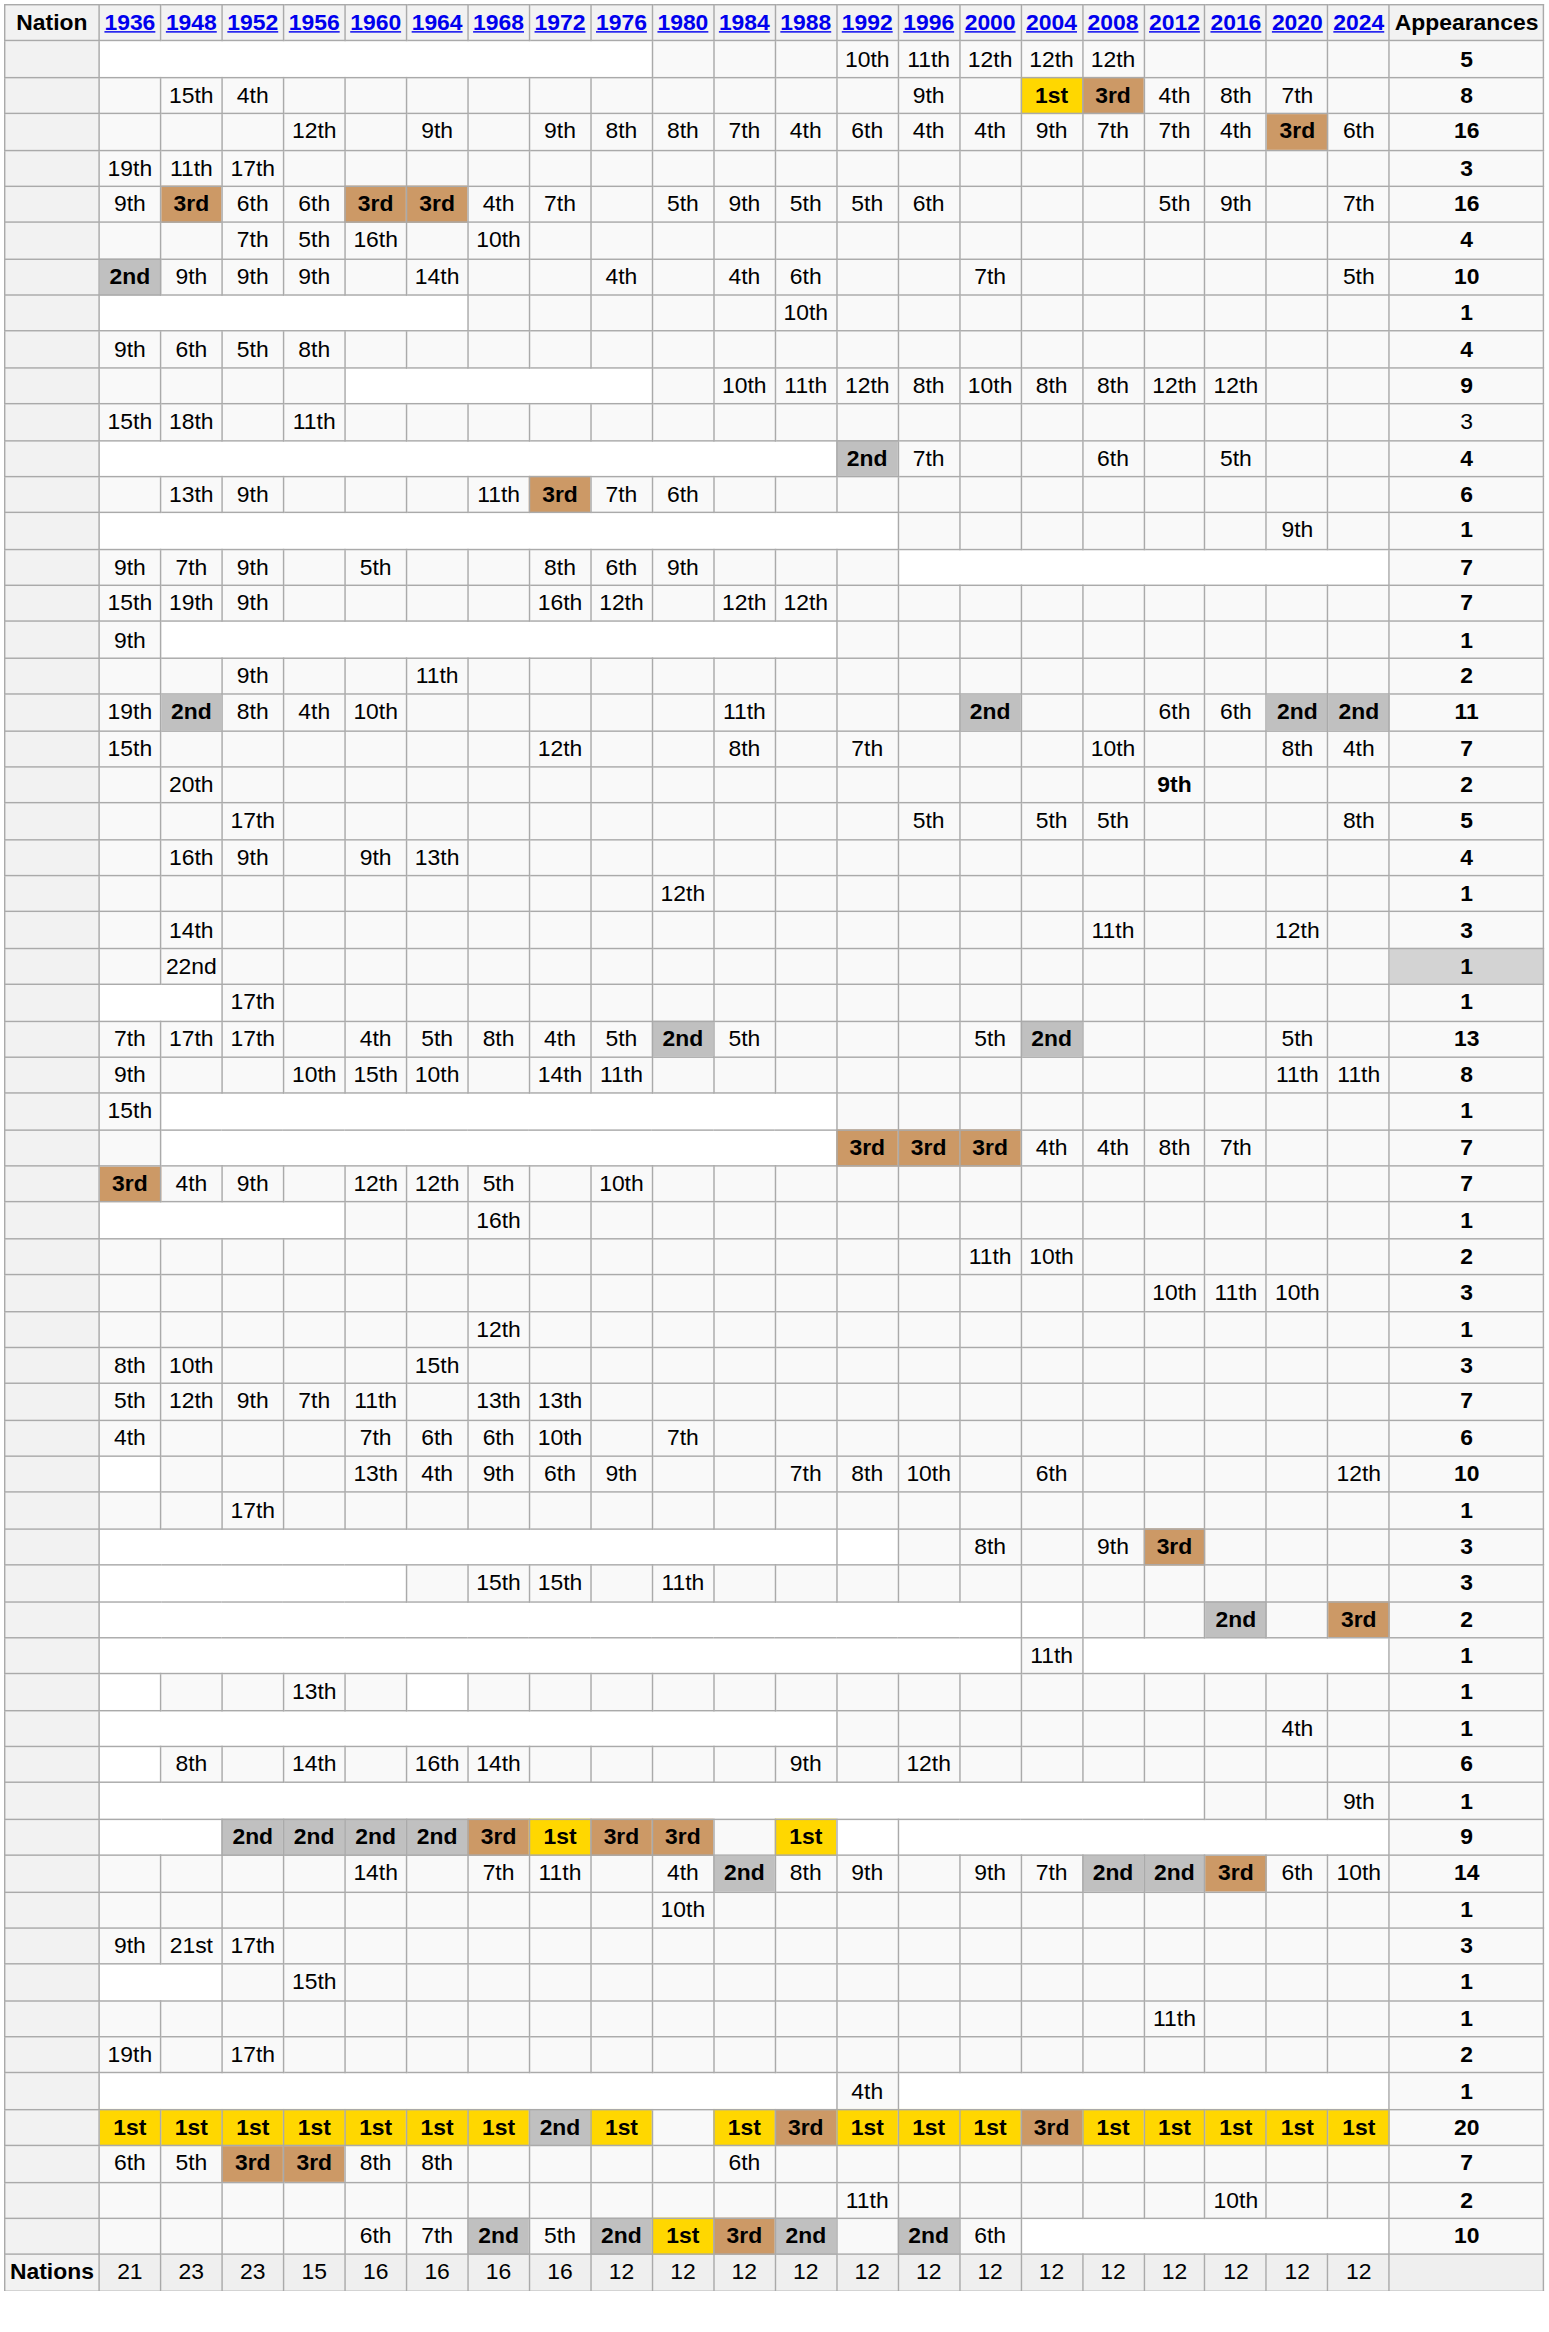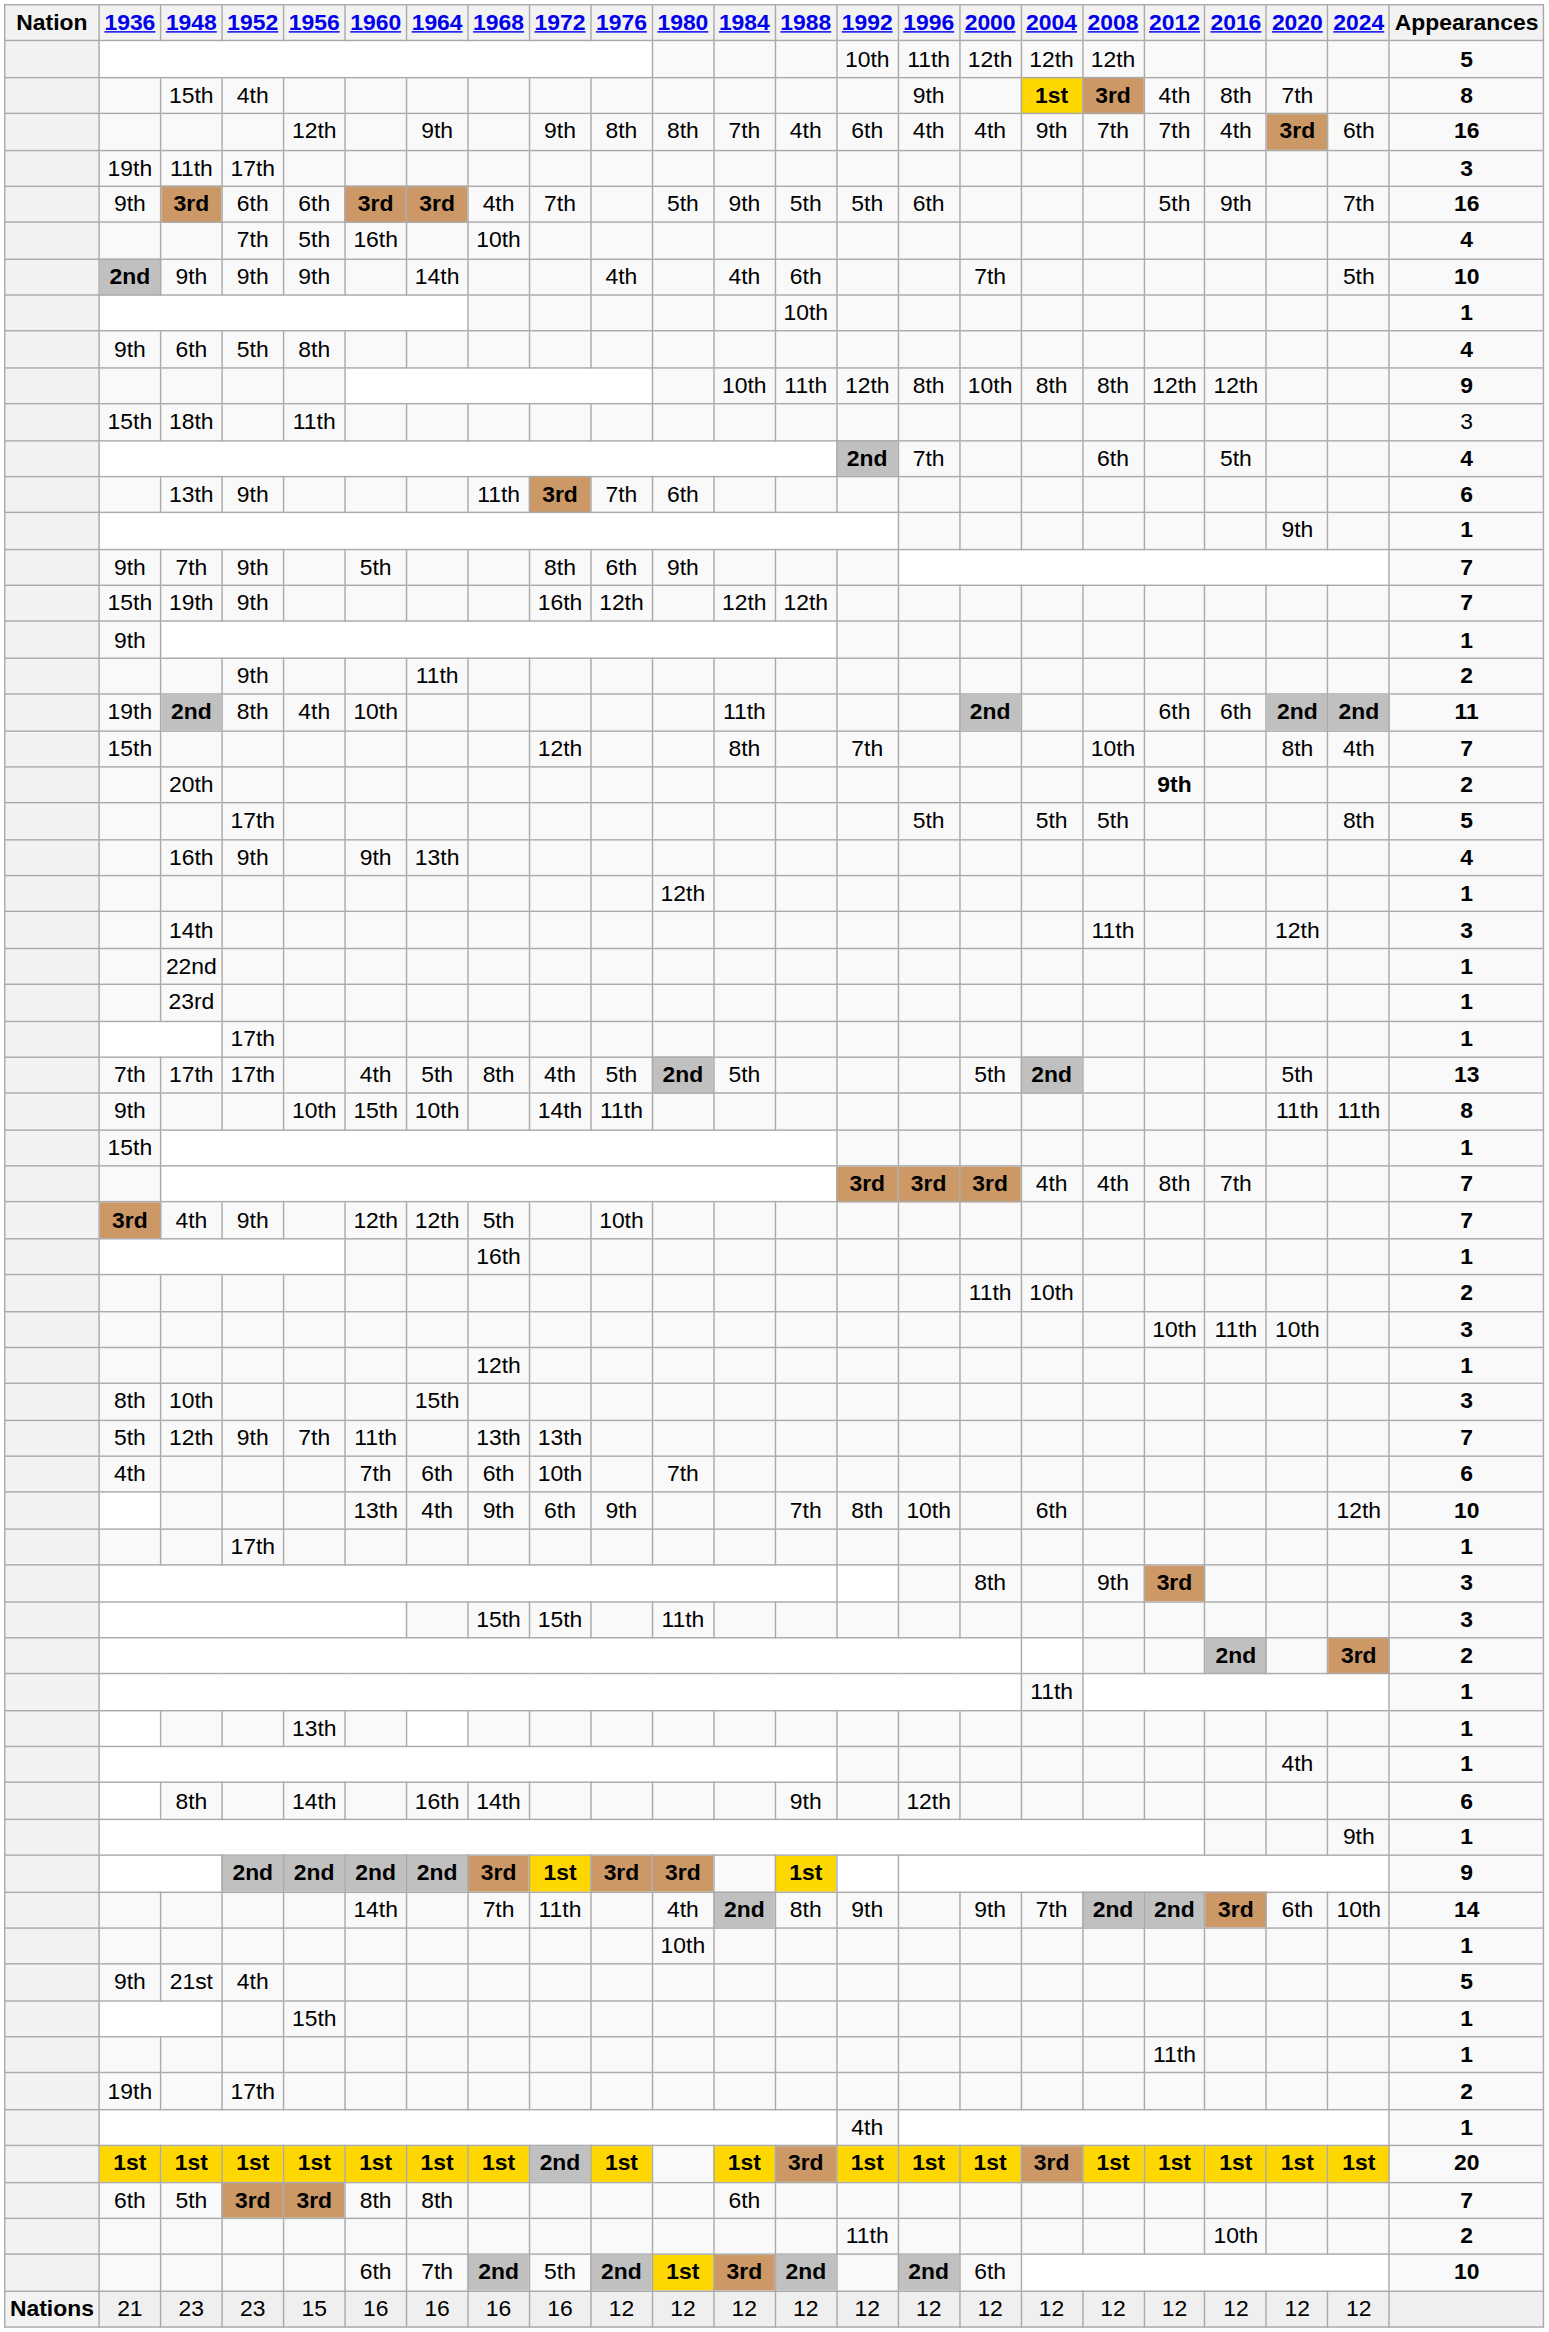(1467, 966) lightgrey background -> (1467, 966) no background
+ row: (130, 1003)
(253, 1945) 17th -> (253, 1982) 4th
(1467, 1945) 3 -> (1467, 1982) 5
